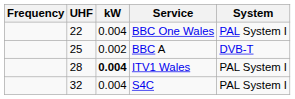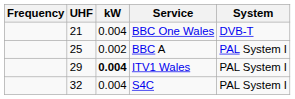(76, 31) 22 -> (76, 31) 21
(253, 31) PAL System I -> (236, 31) DVB-T
(236, 49) DVB-T -> (253, 49) PAL System I
(76, 67) 28 -> (76, 67) 29
